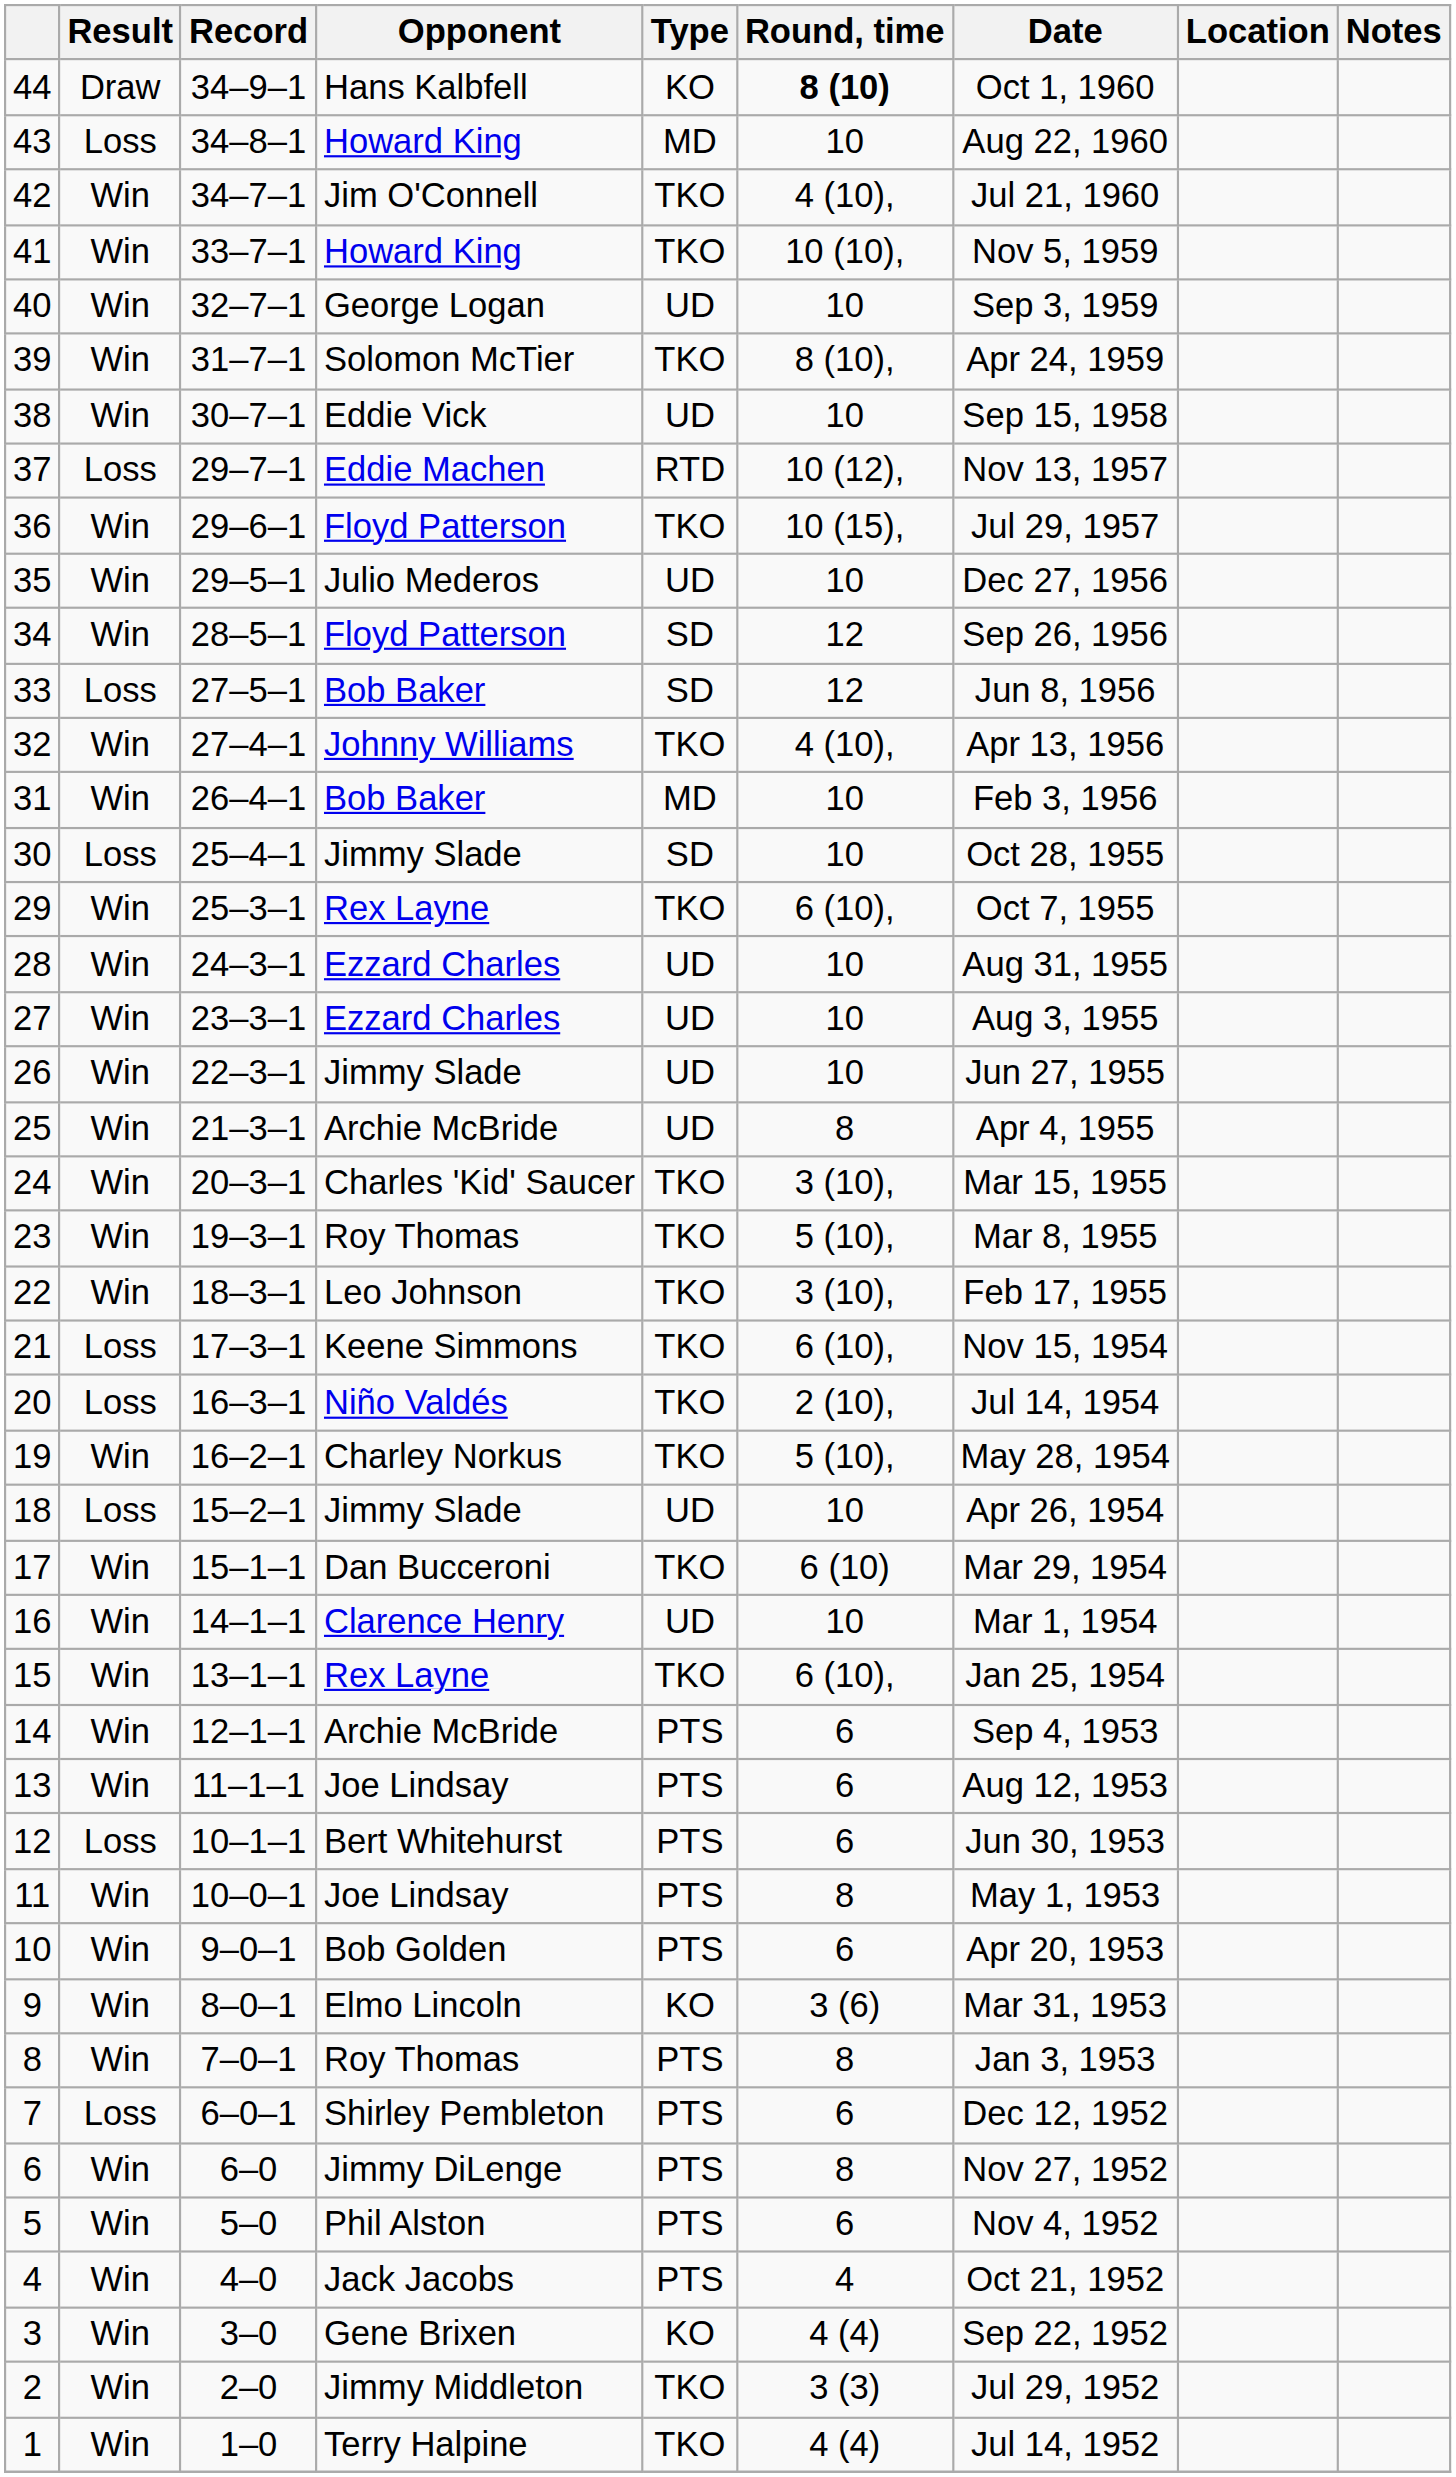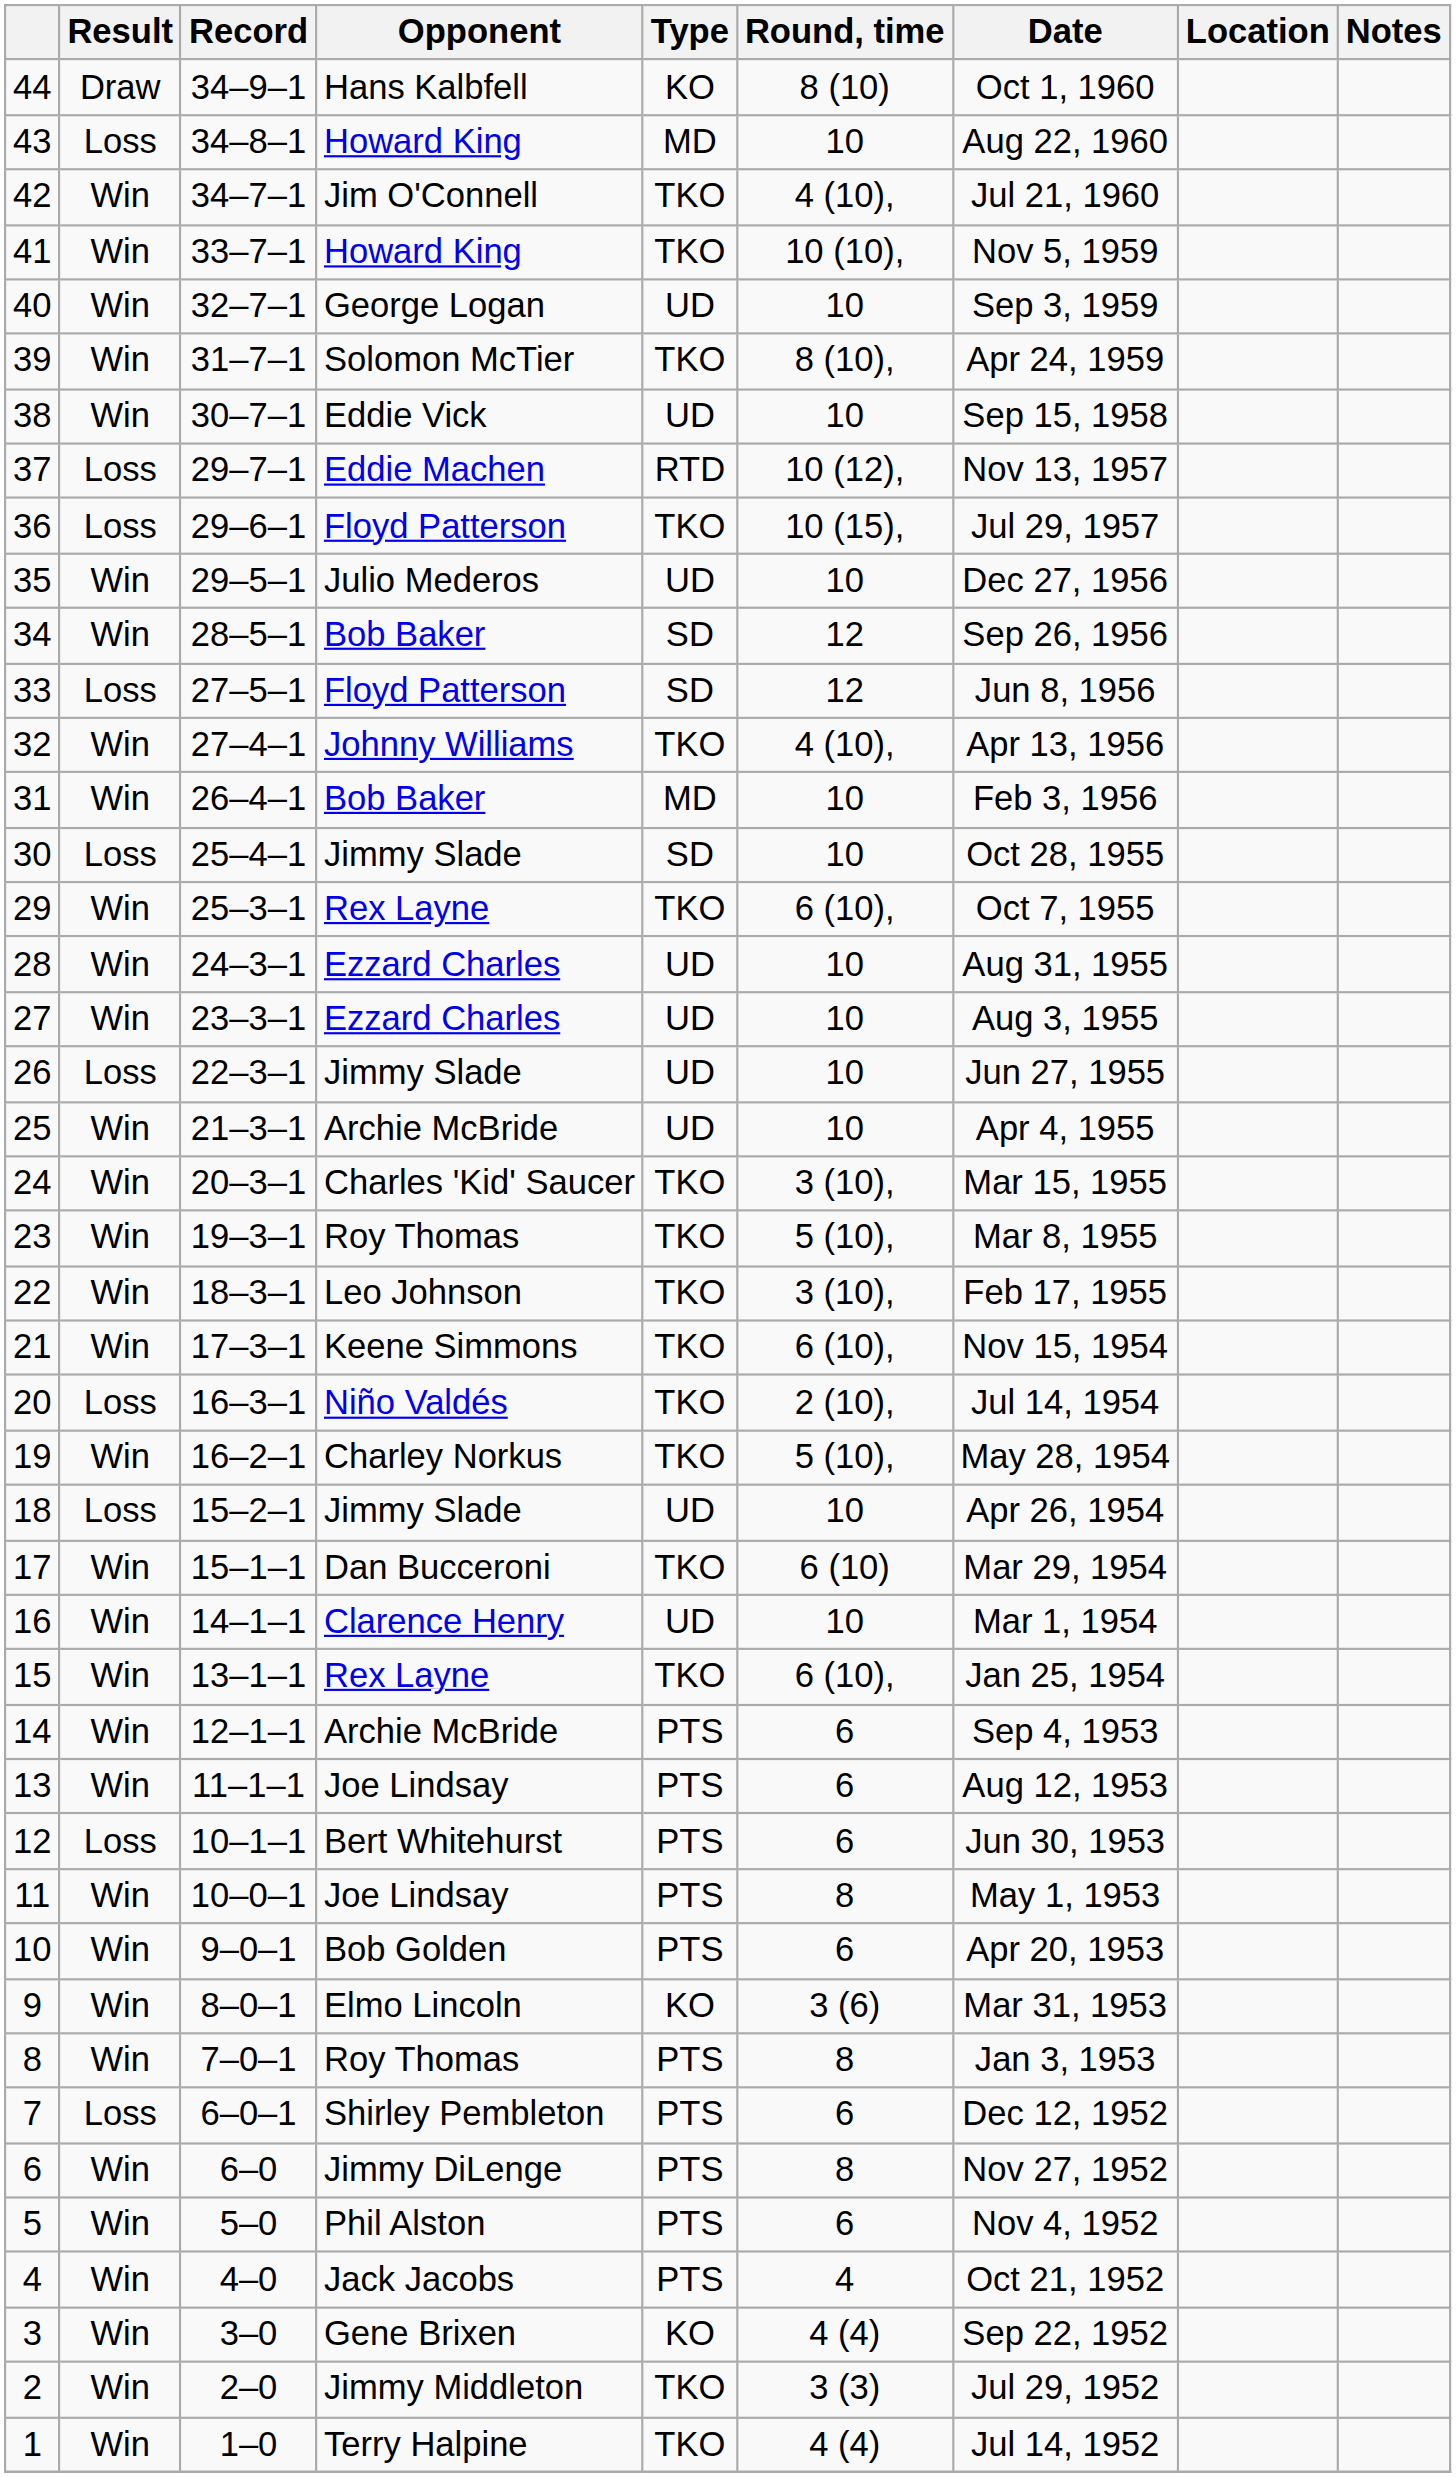(845, 86) bold -> (845, 86) normal
(120, 525) Win -> (120, 525) Loss
(445, 634) Floyd Patterson -> (405, 634) Bob Baker
(405, 689) Bob Baker -> (445, 689) Floyd Patterson
(120, 1073) Win -> (120, 1073) Loss
(845, 1128) 8 -> (845, 1128) 10
(120, 1347) Loss -> (120, 1347) Win
